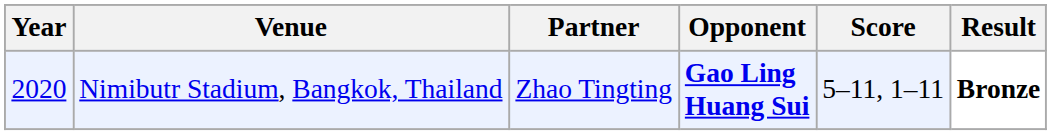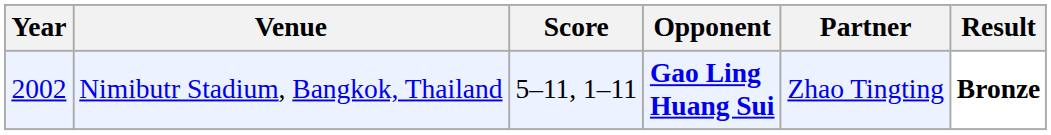columns swapped: (594, 27) <-> (883, 27)
(39, 89) 2020 -> (39, 89) 2002
